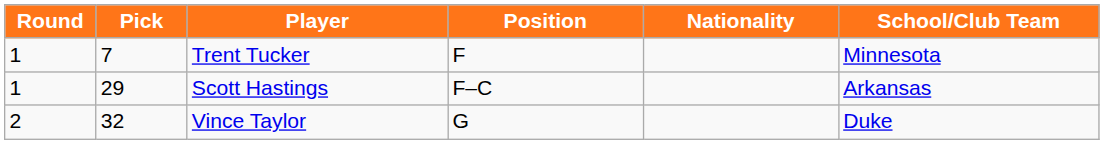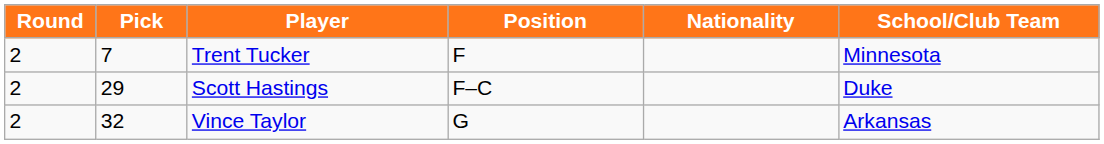(15, 54) 1 -> (15, 54) 2
(15, 88) 1 -> (15, 88) 2
(887, 88) Arkansas -> (868, 88) Duke
(868, 121) Duke -> (887, 121) Arkansas
